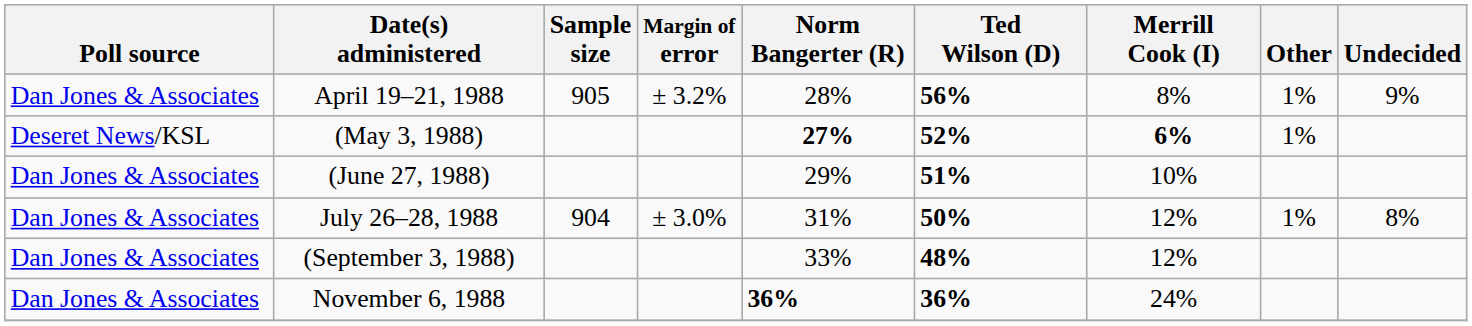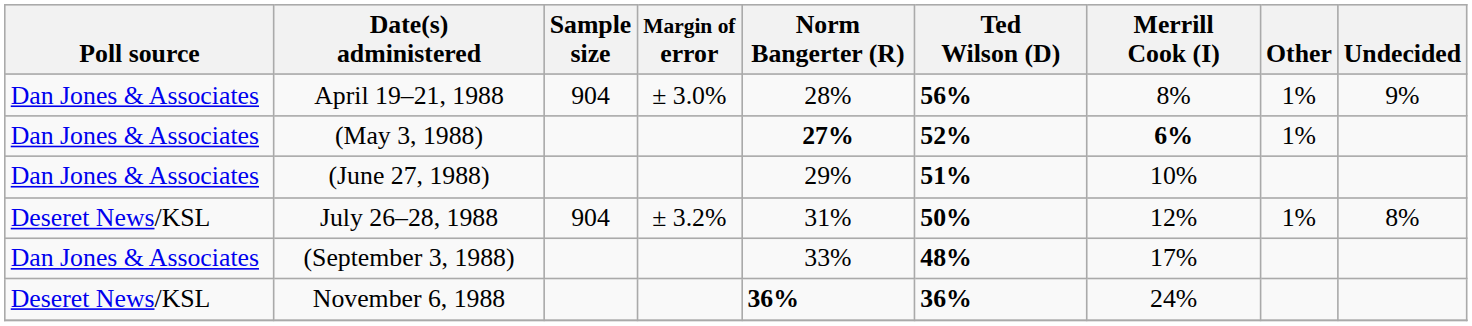(590, 94) 905 -> (590, 94) 904
(689, 94) ± 3.2% -> (689, 94) ± 3.0%
(111, 135) Deseret News/KSL -> (135, 135) Dan Jones & Associates
(135, 217) Dan Jones & Associates -> (111, 217) Deseret News/KSL
(689, 217) ± 3.0% -> (689, 217) ± 3.2%
(1174, 258) 12% -> (1174, 258) 17%
(135, 299) Dan Jones & Associates -> (111, 299) Deseret News/KSL
